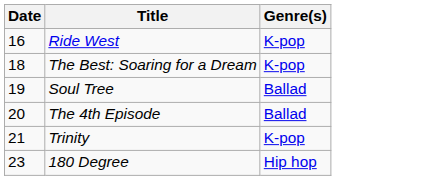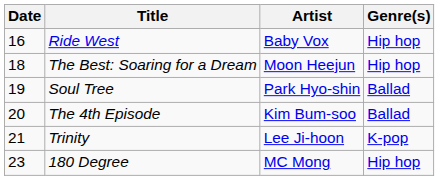+ column: (312, 16)
(284, 41) K-pop -> (394, 41) Hip hop
(284, 65) K-pop -> (394, 65) Hip hop
